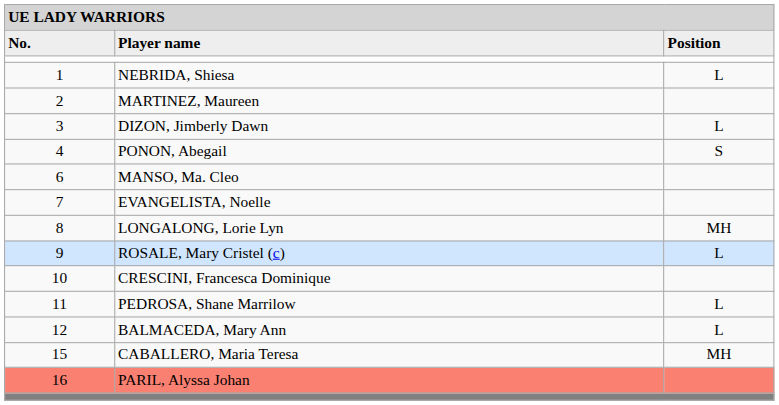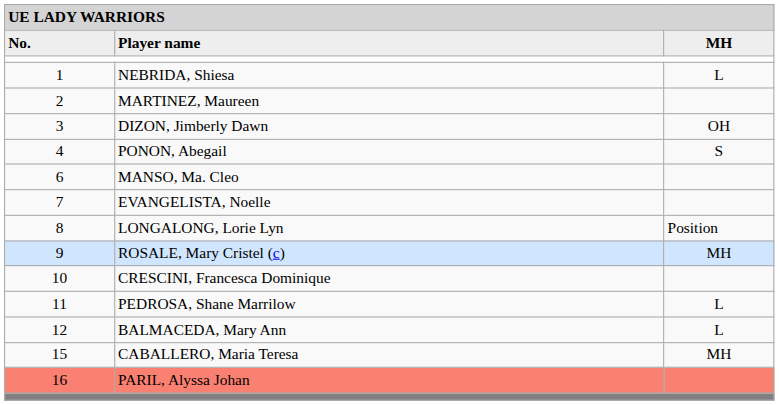(694, 43) Position -> (719, 43) MH
(719, 126) L -> (719, 126) OH
(719, 228) MH -> (693, 228) Position
(719, 253) L -> (719, 253) MH
